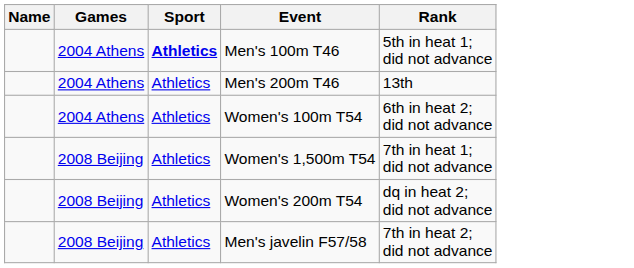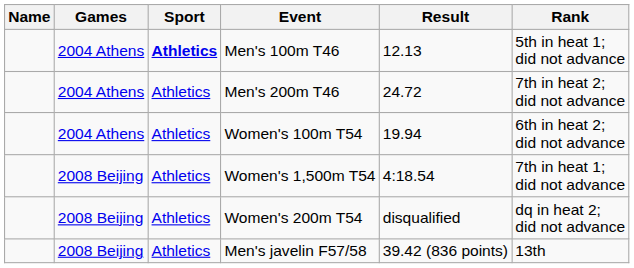+ column: (445, 17)
(398, 84) 13th -> (570, 92) 7th in heat 2; did not advance
(438, 242) 7th in heat 2; did not advance -> (530, 251) 13th
